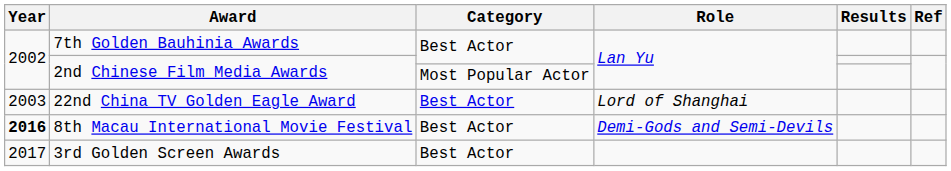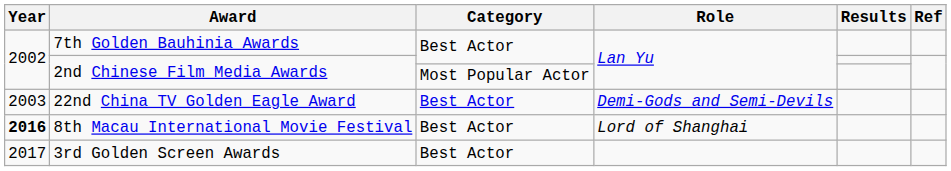(673, 102) Lord of Shanghai -> (715, 102) Demi-Gods and Semi-Devils
(715, 127) Demi-Gods and Semi-Devils -> (673, 127) Lord of Shanghai
